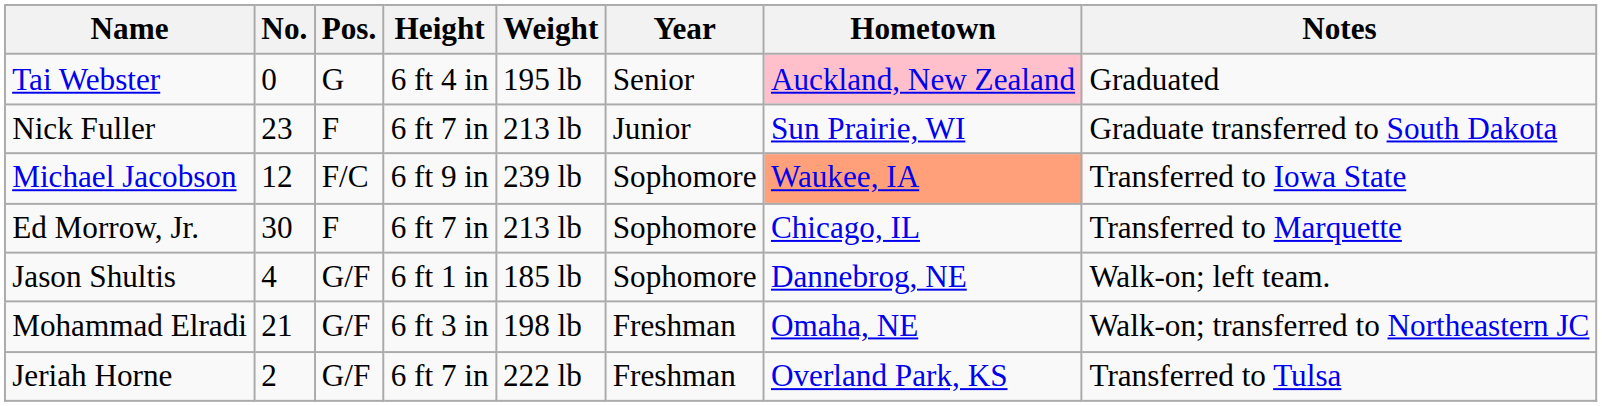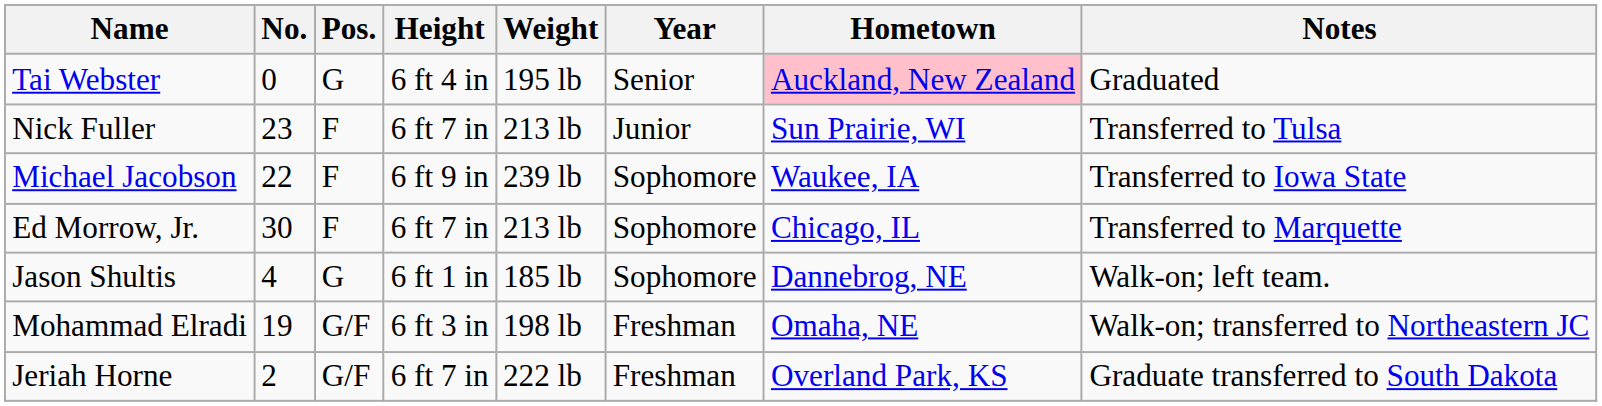(1323, 128) Graduate transferred to South Dakota -> (1215, 128) Transferred to Tulsa
(277, 177) 12 -> (277, 177) 22
(345, 177) F/C -> (330, 177) F
(845, 177) lightsalmon background -> (845, 177) no background
(346, 276) G/F -> (333, 276) G
(277, 326) 21 -> (277, 326) 19
(1215, 375) Transferred to Tulsa -> (1323, 375) Graduate transferred to South Dakota
